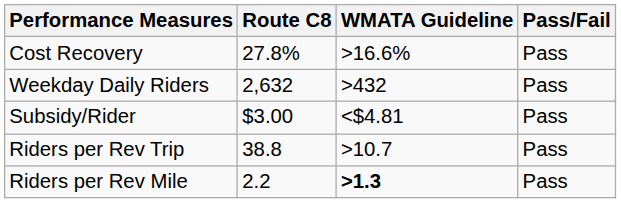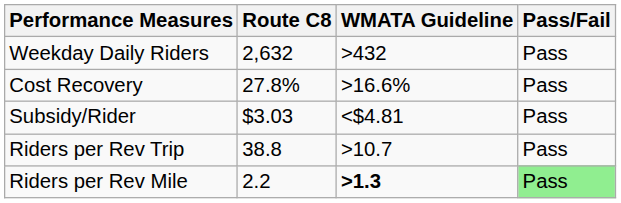rows swapped: (109, 85) <-> (76, 52)
(268, 117) $3.00 -> (268, 117) $3.03
(545, 181) no background -> (545, 181) lightgreen background
